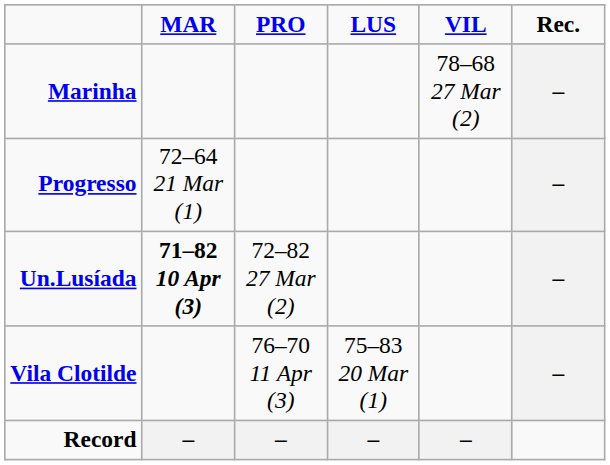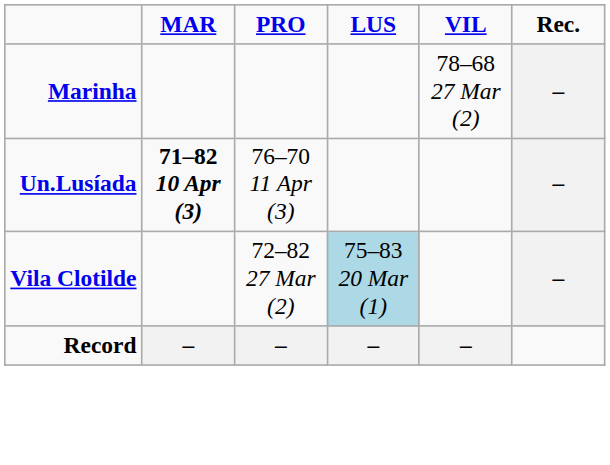- row: (87, 184)
(281, 278) 72–82 27 Mar (2) -> (281, 184) 76–70 11 Apr (3)
(281, 373) 76–70 11 Apr (3) -> (281, 278) 72–82 27 Mar (2)
(373, 373) no background -> (373, 278) lightblue background
